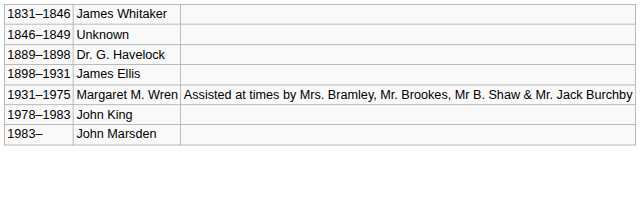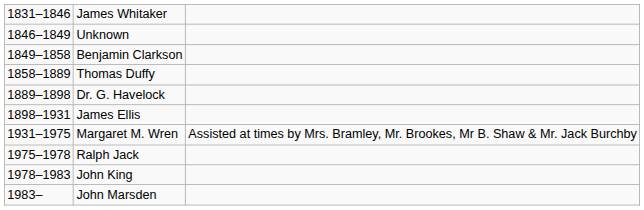+ row: (129, 54)
+ row: (116, 74)
+ row: (108, 154)
